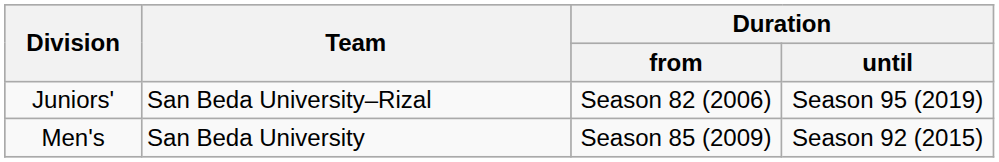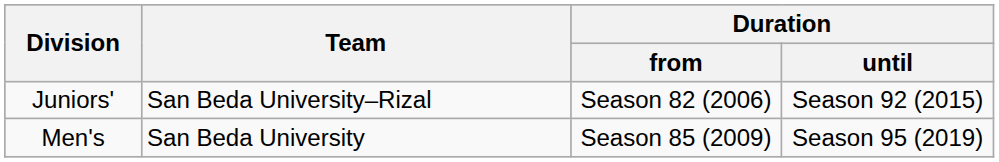(888, 100) Season 95 (2019) -> (888, 100) Season 92 (2015)
(888, 138) Season 92 (2015) -> (888, 138) Season 95 (2019)
